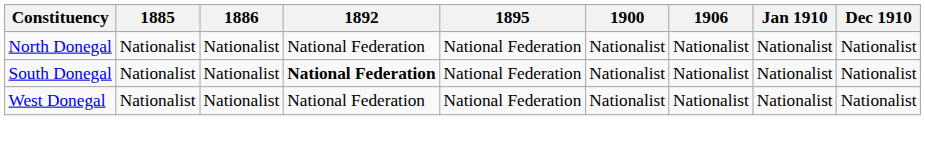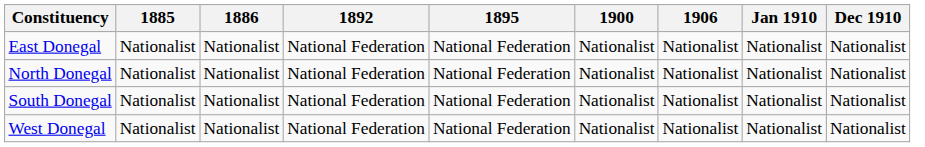+ row: (55, 45)
(361, 73) bold -> (356, 100) normal
